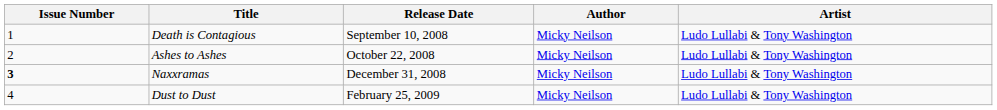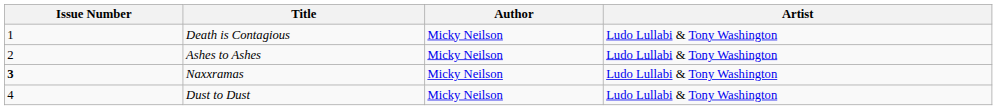- column: (439, 14)
